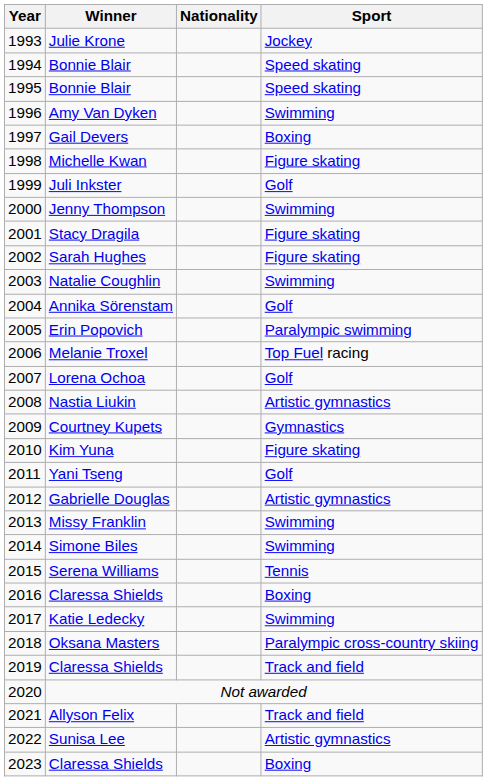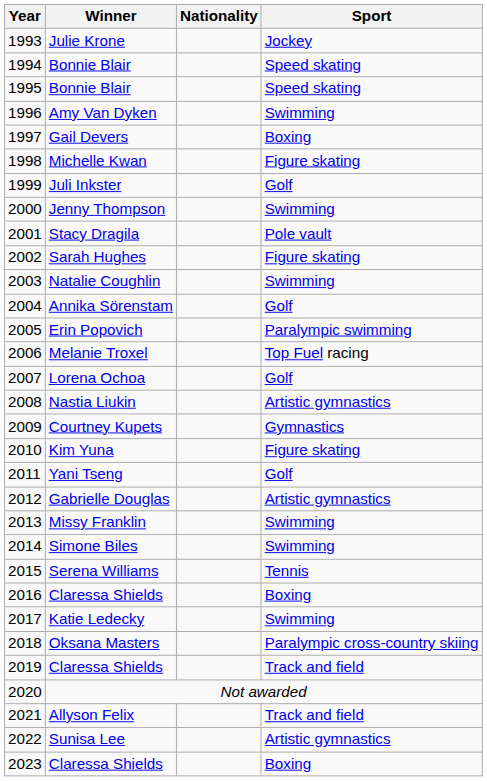(312, 233) Figure skating -> (298, 233) Pole vault
